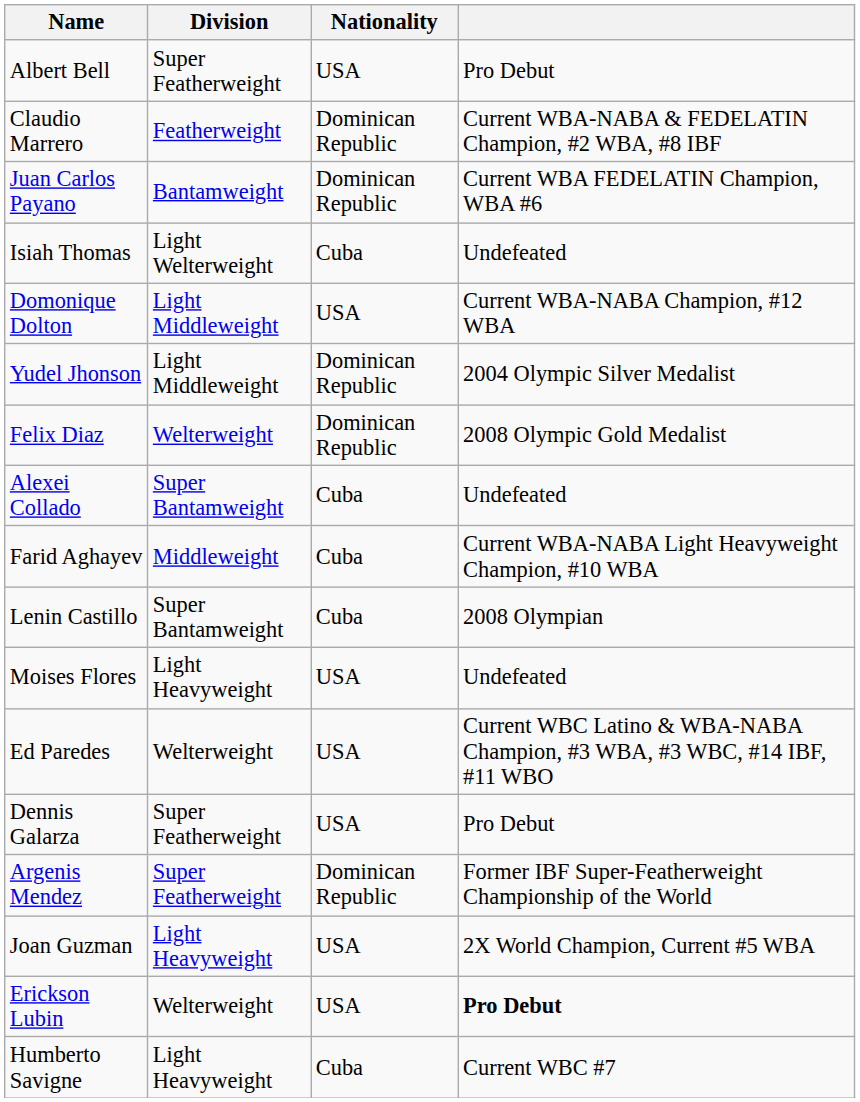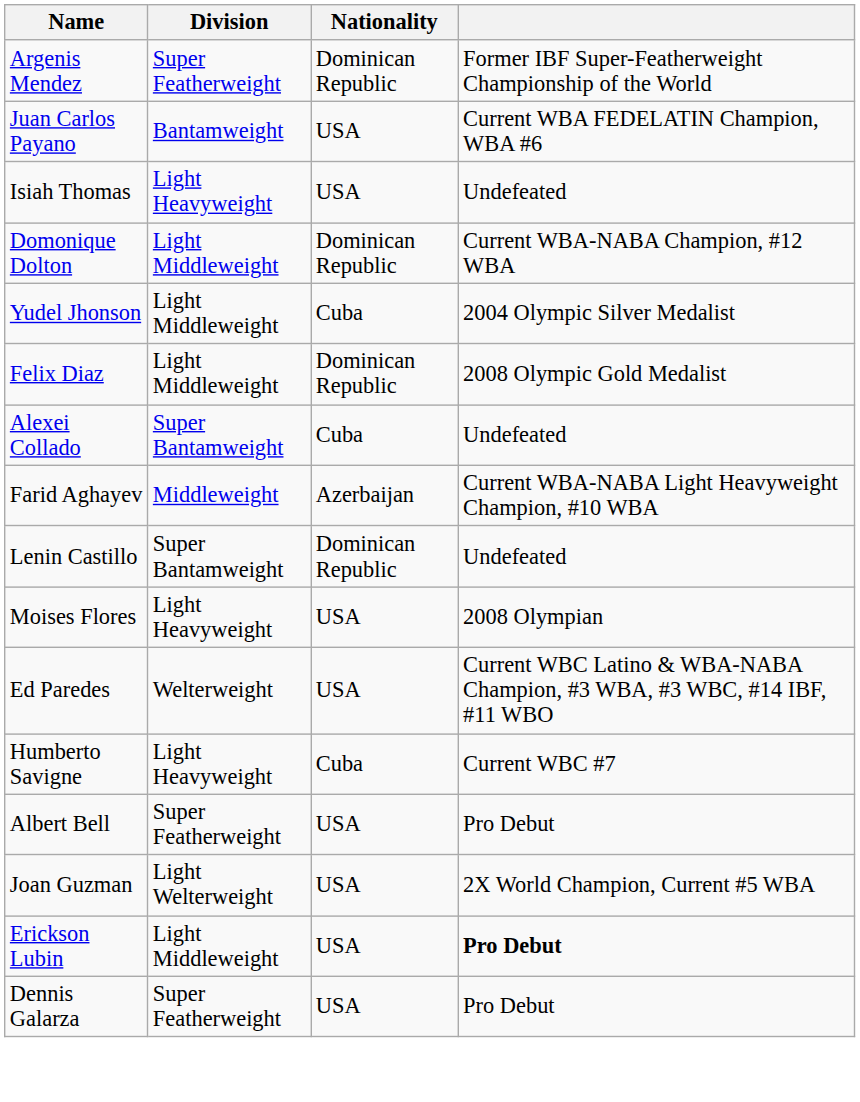rows swapped: (46, 885) <-> (60, 70)
- row: (47, 131)
(366, 191) Dominican Republic -> (338, 131) USA
(213, 252) Light Welterweight -> (213, 191) Light Heavyweight
(339, 252) Cuba -> (338, 191) USA
(338, 313) USA -> (366, 252) Dominican Republic
(366, 374) Dominican Republic -> (339, 313) Cuba
(213, 434) Welterweight -> (216, 374) Light Middleweight
(339, 556) Cuba -> (365, 495) Azerbaijan
(339, 616) Cuba -> (366, 556) Dominican Republic
(533, 616) 2008 Olympian -> (515, 556) Undefeated
(515, 677) Undefeated -> (533, 616) 2008 Olympian
rows swapped: (55, 1067) <-> (45, 824)
(213, 945) Light Heavyweight -> (213, 885) Light Welterweight
(213, 1006) Welterweight -> (216, 945) Light Middleweight
